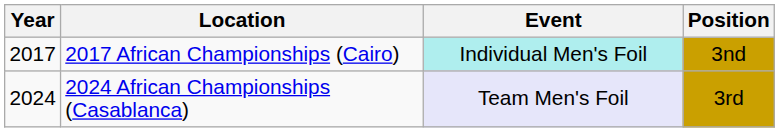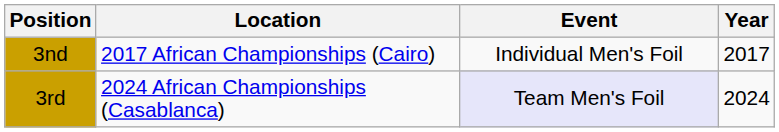columns swapped: (33, 20) <-> (729, 20)
(553, 53) paleturquoise background -> (589, 53) no background
